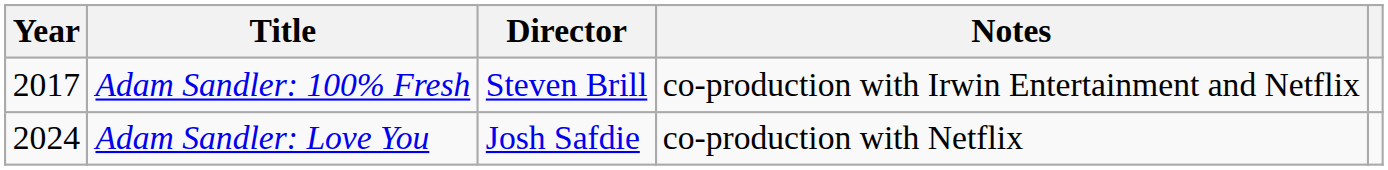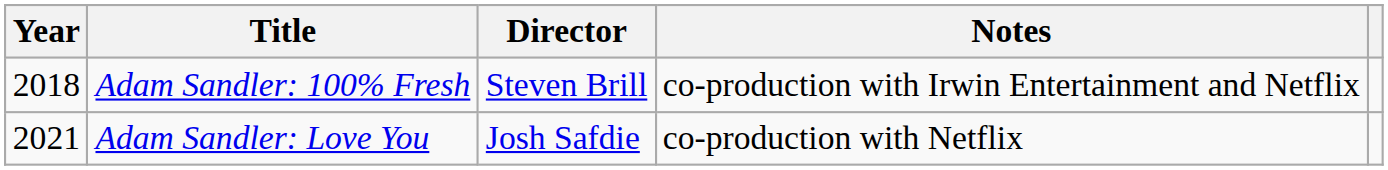(46, 84) 2017 -> (46, 84) 2018
(46, 137) 2024 -> (46, 137) 2021
